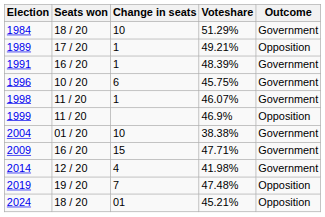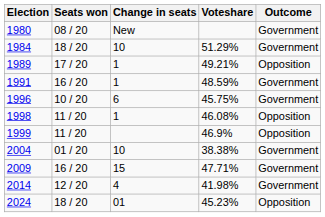+ row: (19, 30)
(220, 64) 48.39% -> (220, 82) 48.59%
(220, 99) 46.07% -> (220, 116) 46.08%
(288, 99) Government -> (284, 116) Opposition
- row: (19, 185)
(220, 202) 45.21% -> (220, 202) 45.23%
